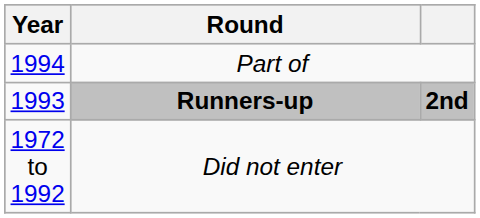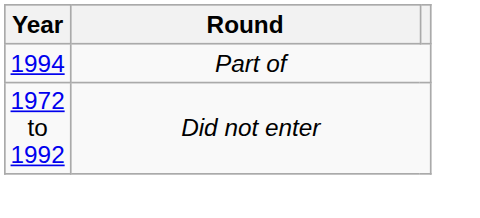- row: (245, 101)
